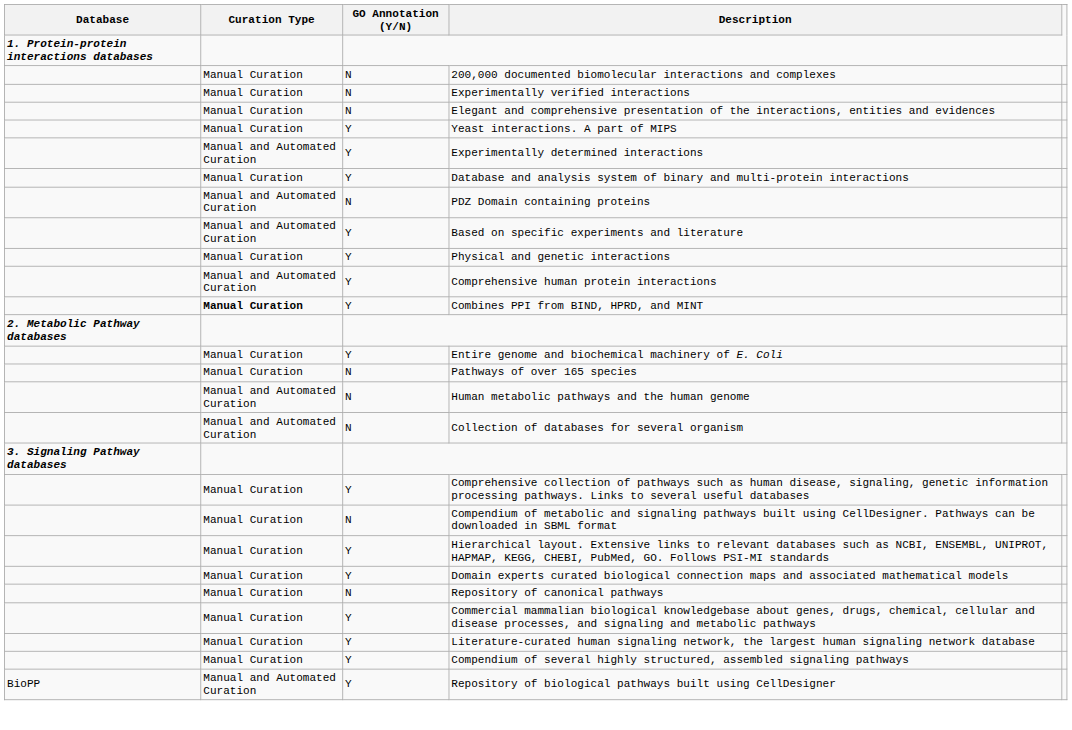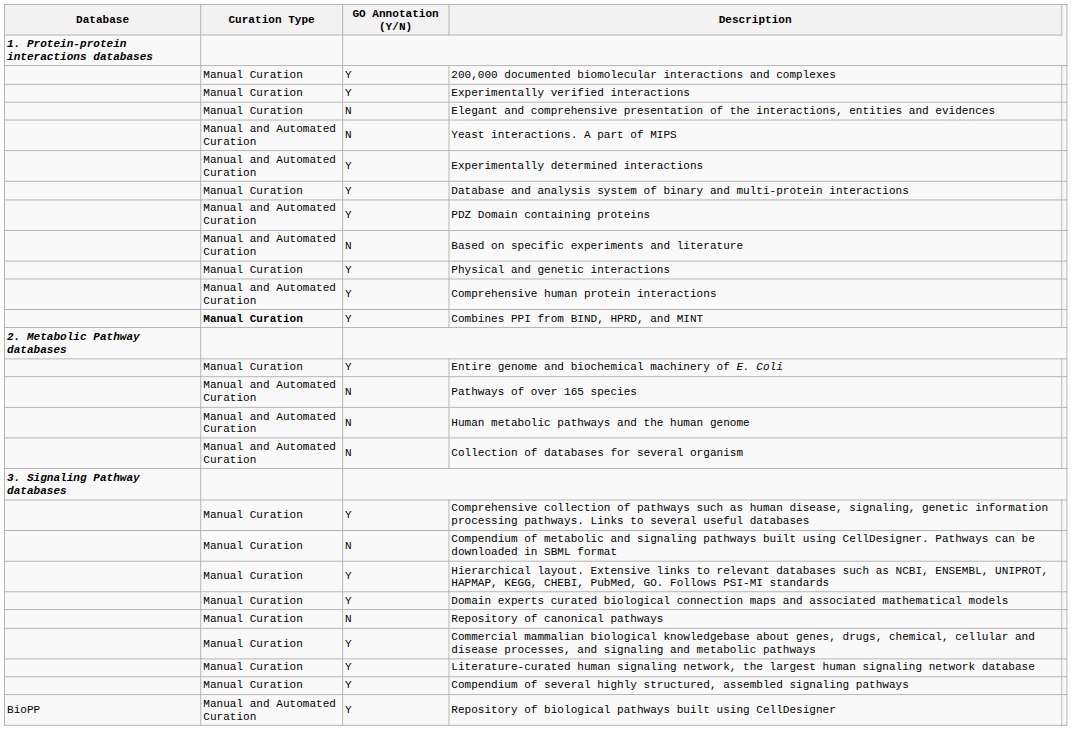(348, 75) N -> (348, 75) Y
(348, 93) N -> (348, 93) Y
(253, 129) Manual Curation -> (270, 135) Manual and Automated Curation
(348, 129) Y -> (348, 135) N
(348, 202) N -> (348, 215) Y
(348, 233) Y -> (348, 246) N
(253, 373) Manual Curation -> (270, 392) Manual and Automated Curation
